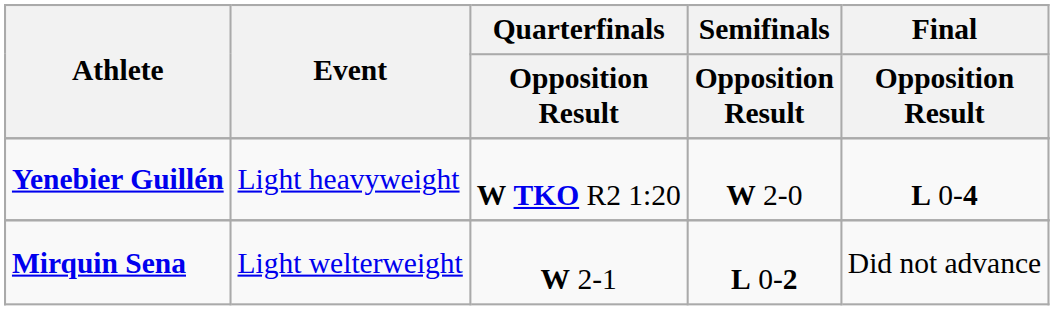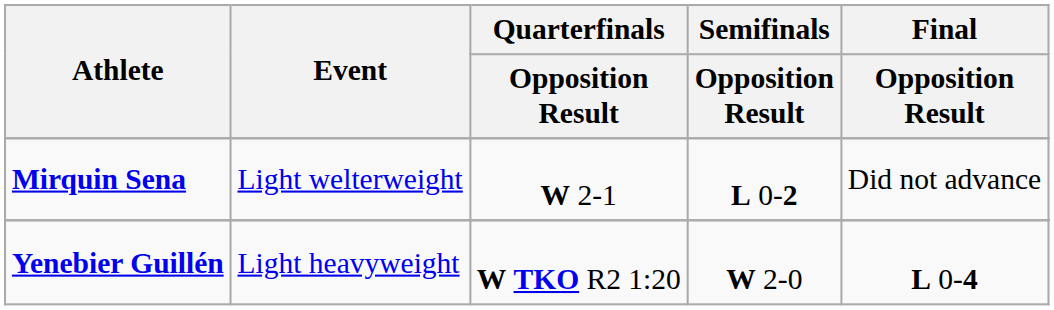rows swapped: (99, 262) <-> (118, 178)
